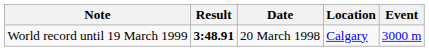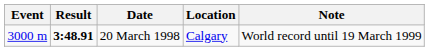columns swapped: (402, 14) <-> (97, 14)
